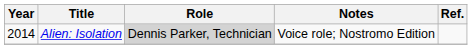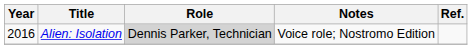(21, 34) 2014 -> (21, 34) 2016
